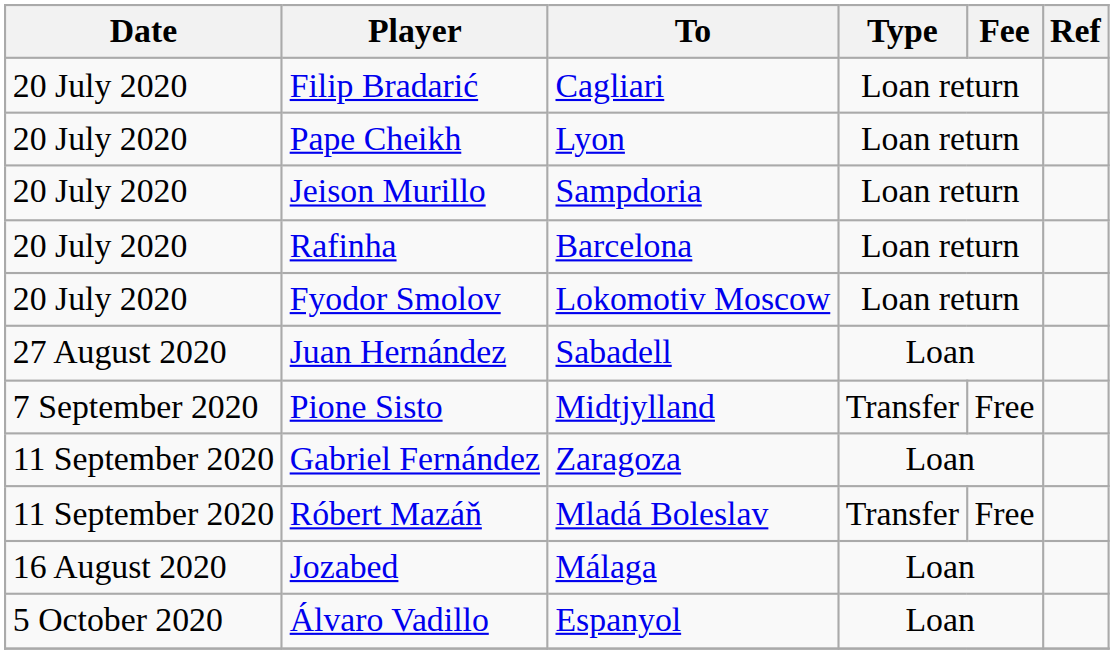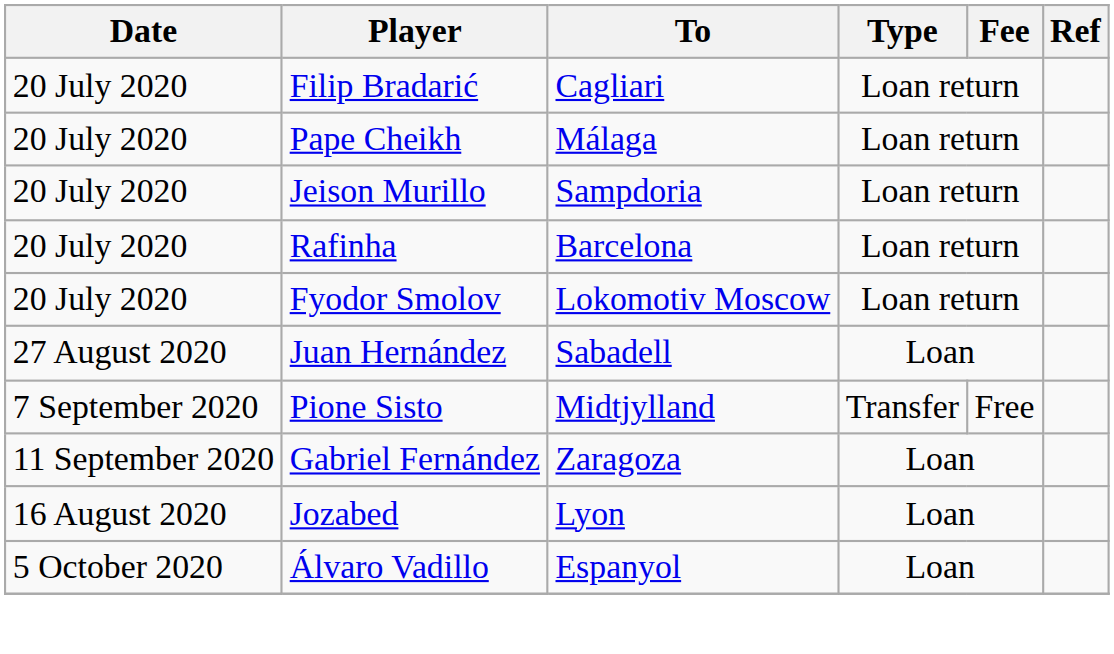(590, 138) Lyon -> (606, 138) Málaga
- row: (386, 513)
(606, 566) Málaga -> (590, 513) Lyon
